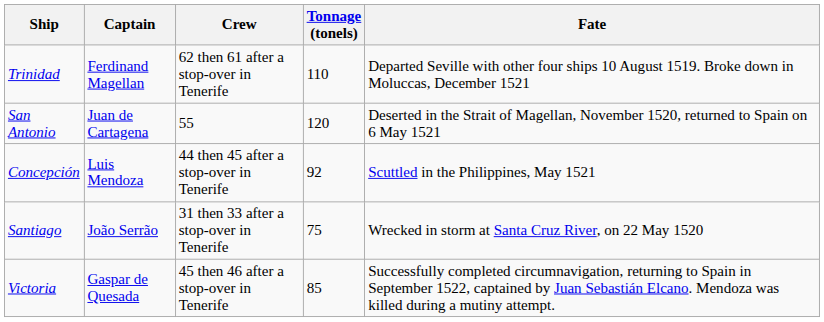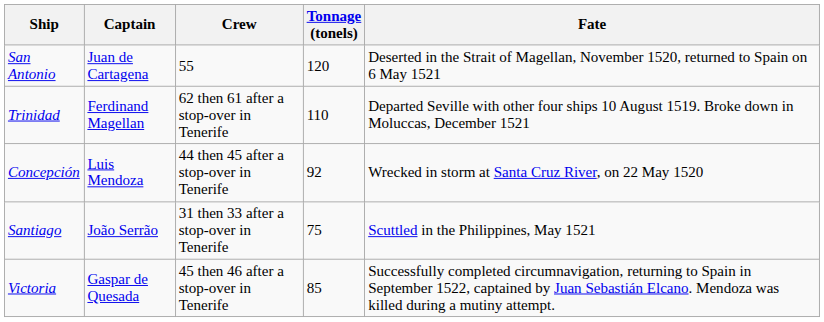rows swapped: (34, 74) <-> (32, 123)
(482, 172) Scuttled in the Philippines, May 1521 -> (536, 172) Wrecked in storm at Santa Cruz River, on 22 May 1520
(536, 230) Wrecked in storm at Santa Cruz River, on 22 May 1520 -> (482, 230) Scuttled in the Philippines, May 1521
